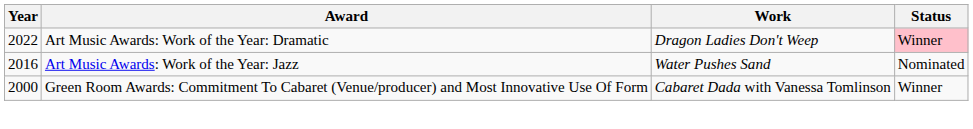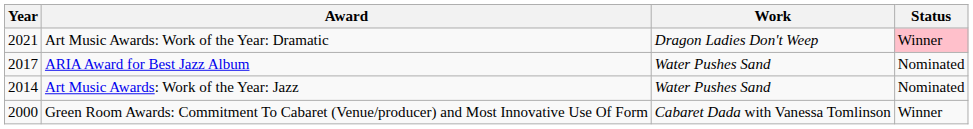(23, 40) 2022 -> (23, 40) 2021
+ row: (147, 64)
(23, 64) 2016 -> (23, 87) 2014
